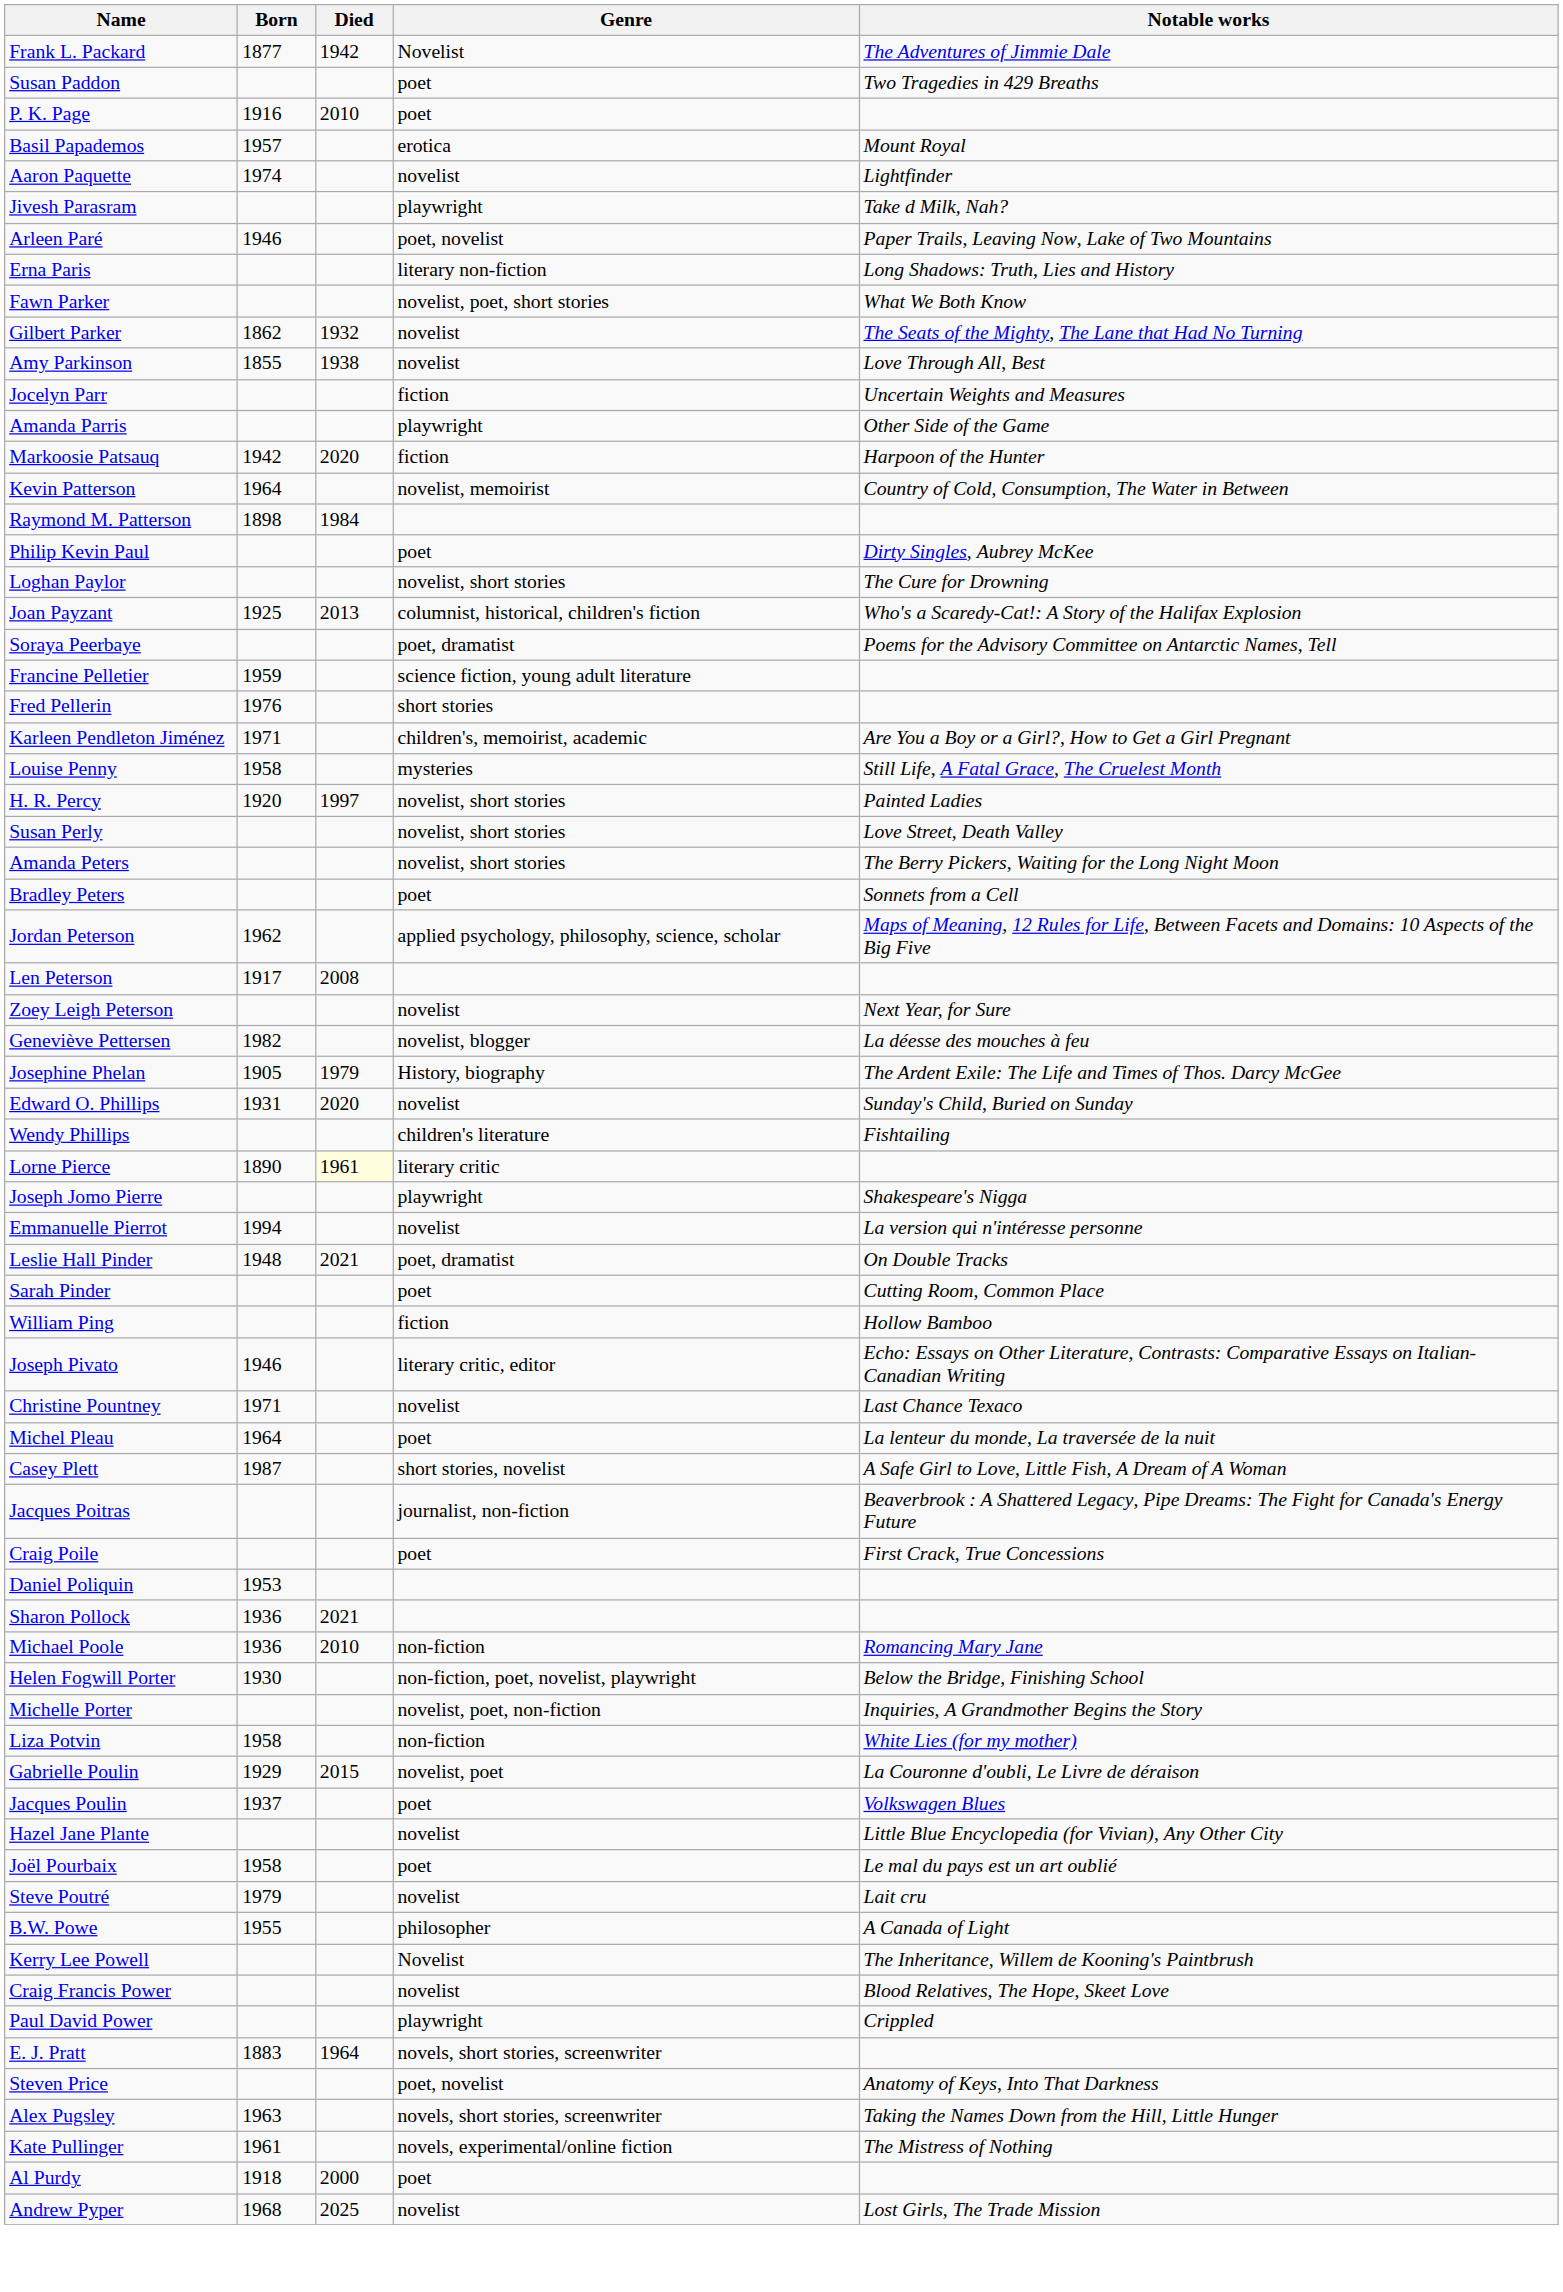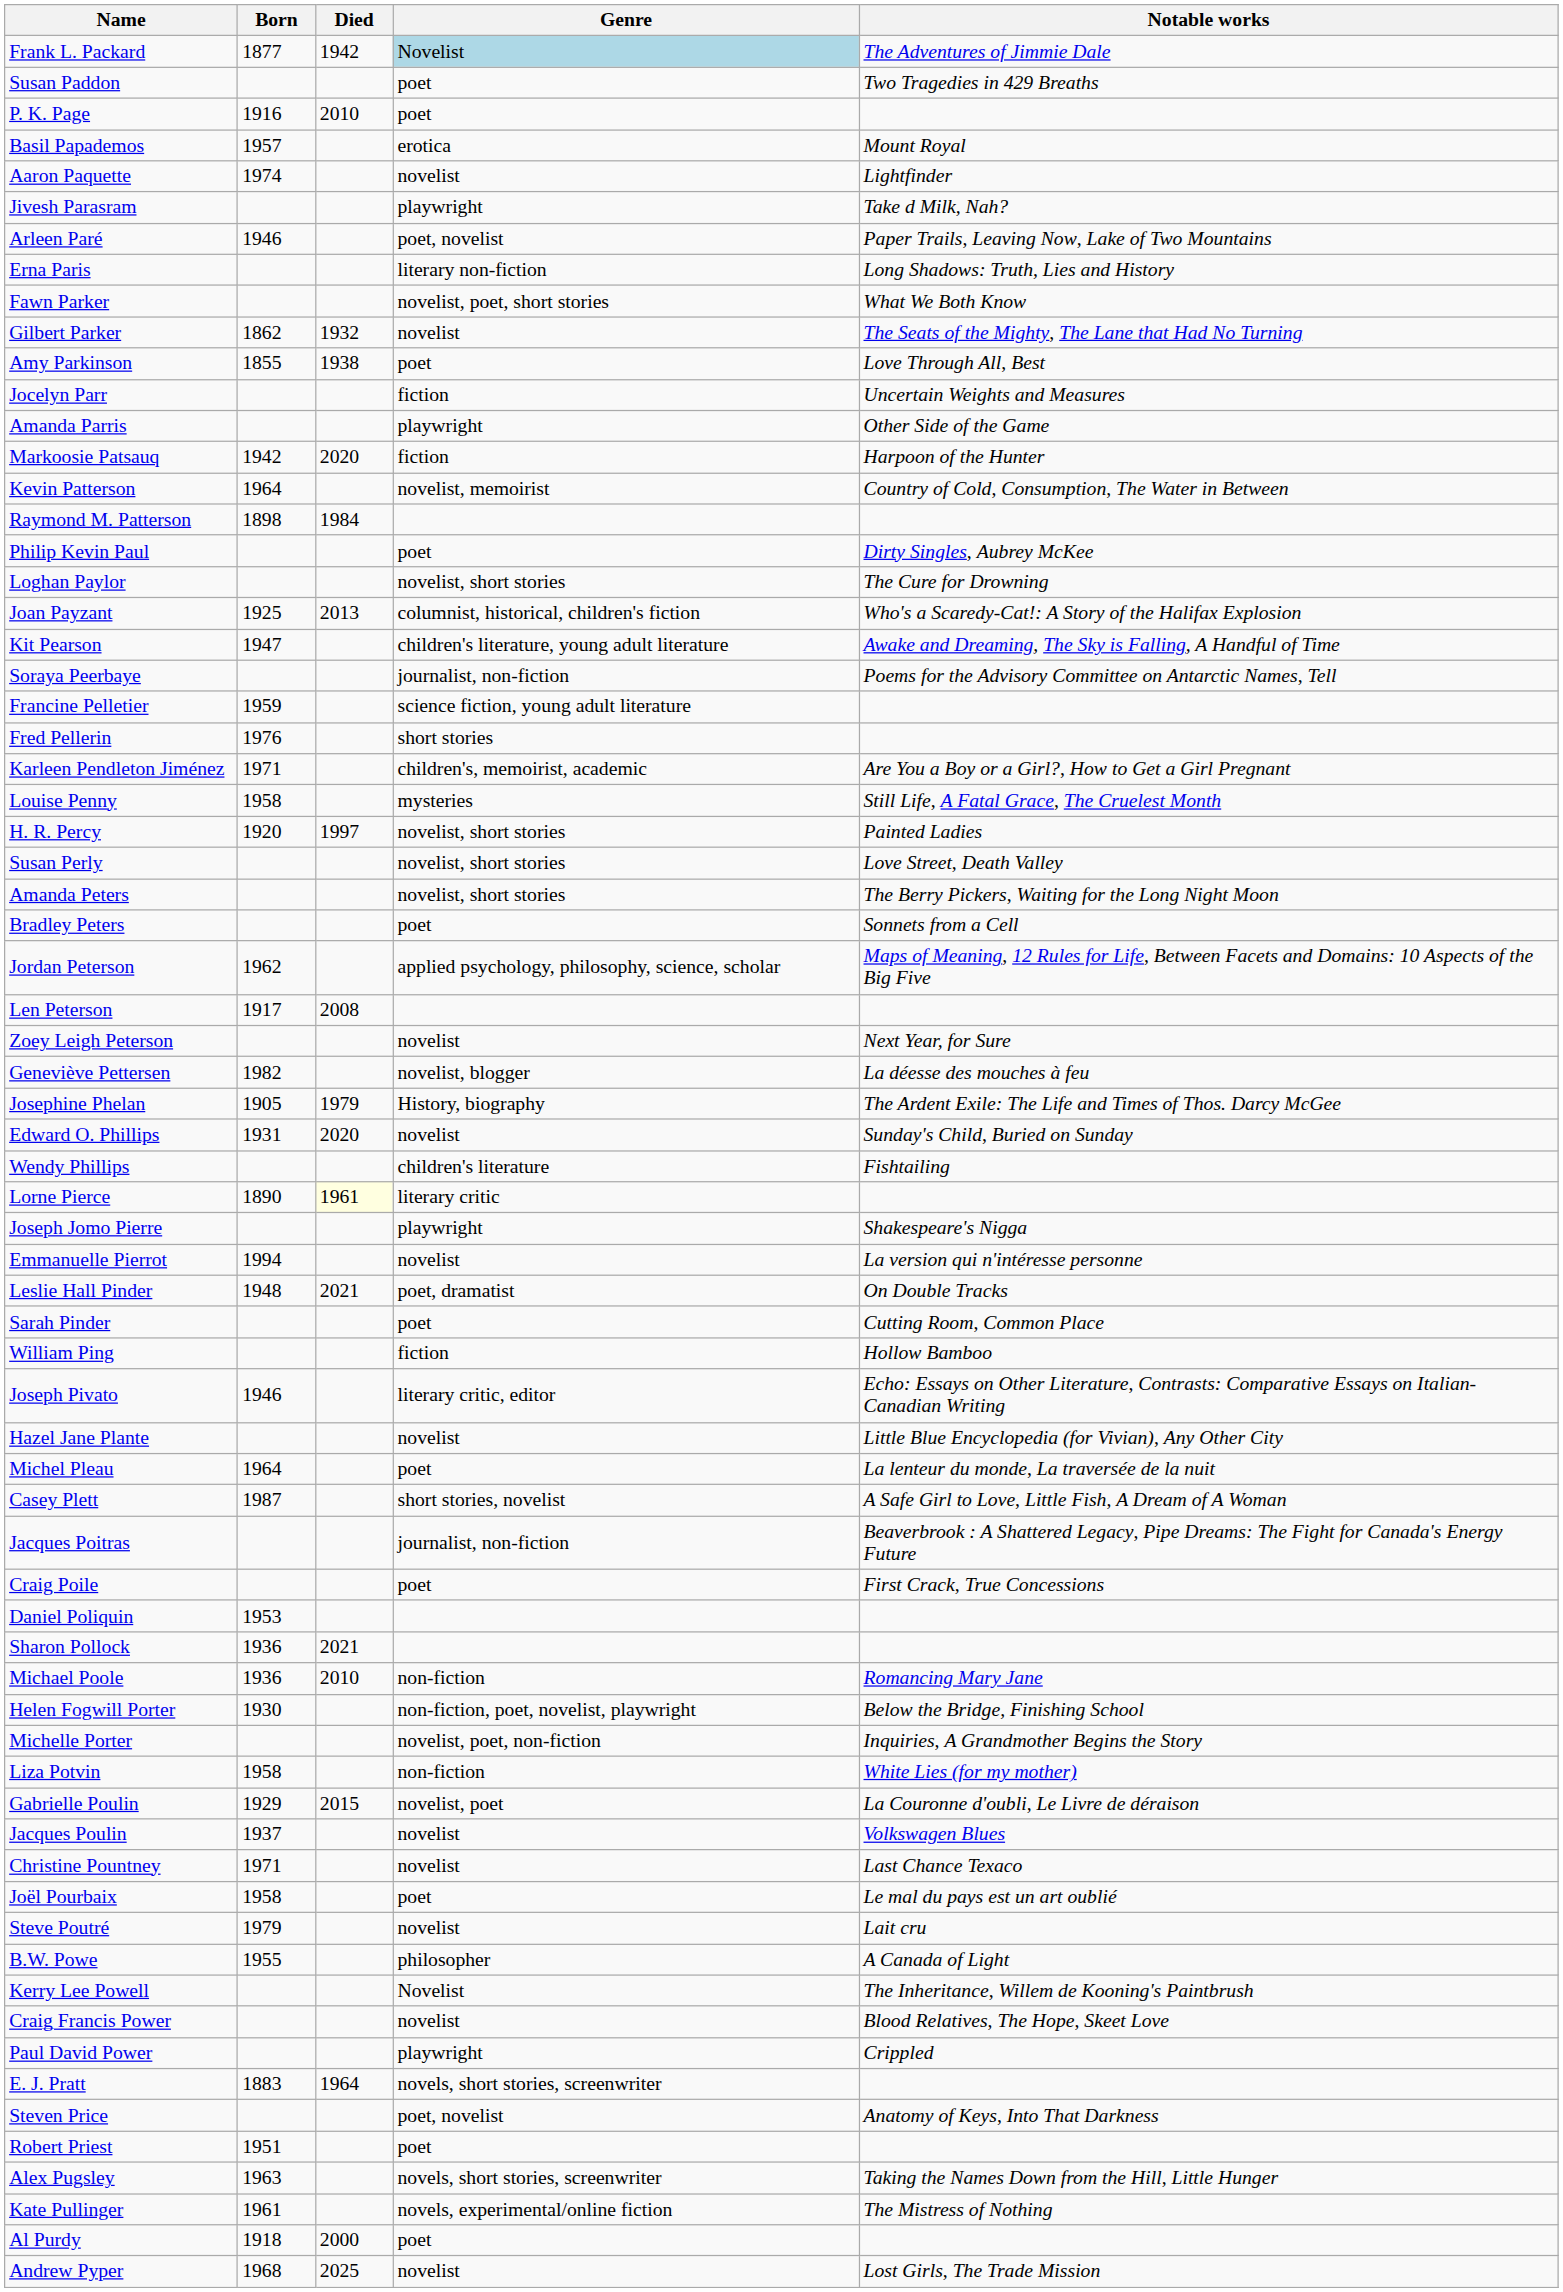(431, 51) no background -> (431, 51) lightblue background
(429, 363) novelist -> (414, 363) poet
+ row: (55, 644)
(456, 644) poet, dramatist -> (483, 675) journalist, non-fiction
rows swapped: (79, 1834) <-> (85, 1406)
(414, 1803) poet -> (429, 1834) novelist
+ row: (61, 2146)
